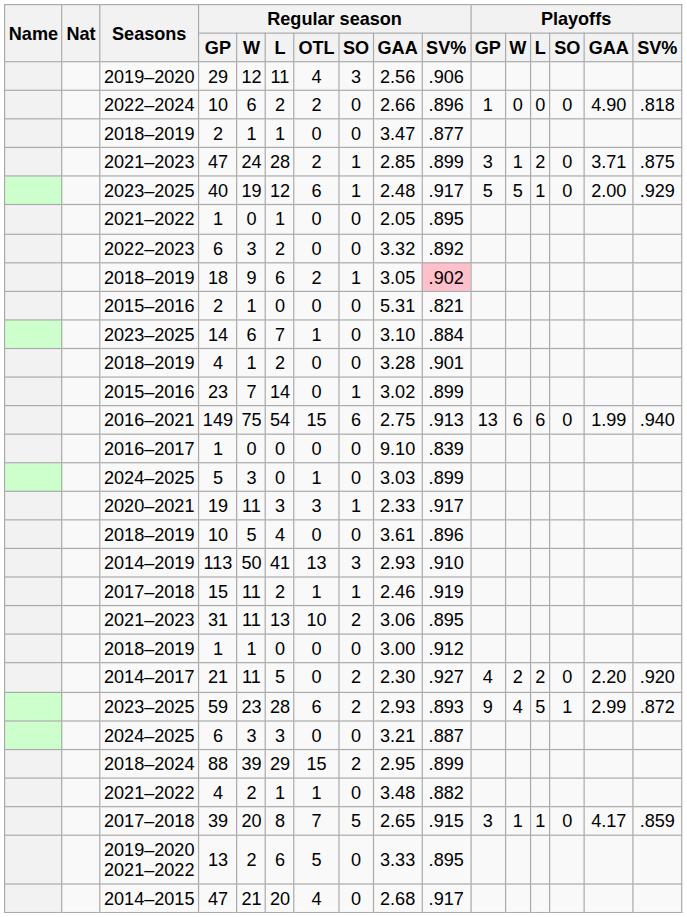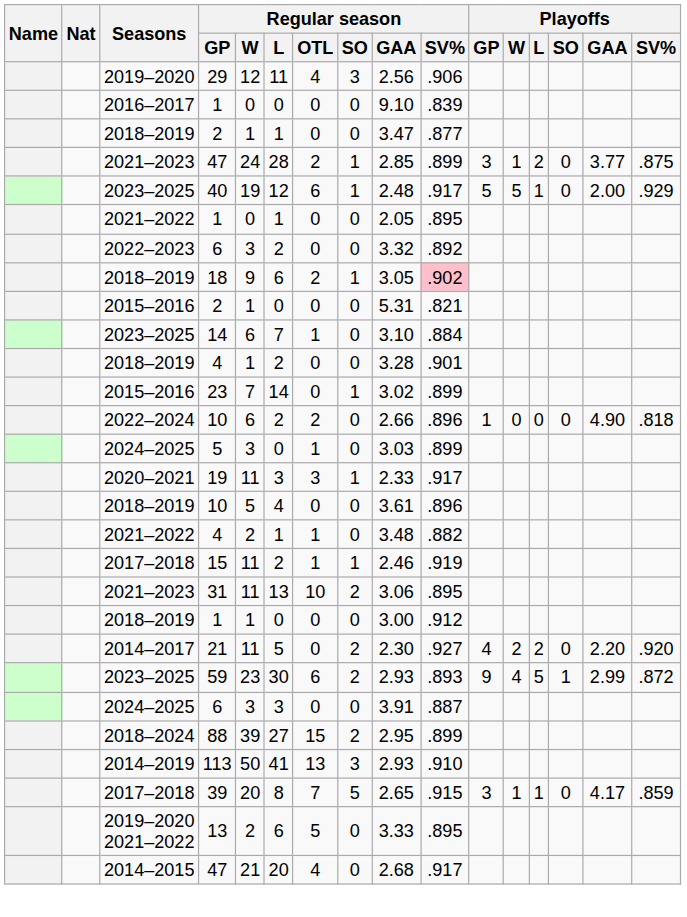rows swapped: (149, 449) <-> (149, 105)
(609, 162) 3.71 -> (607, 162) 3.77
- row: (149, 420)
rows swapped: (149, 792) <-> (149, 563)
(280, 706) 28 -> (279, 678) 30
(398, 735) 3.21 -> (396, 706) 3.91
(280, 764) 29 -> (279, 735) 27
